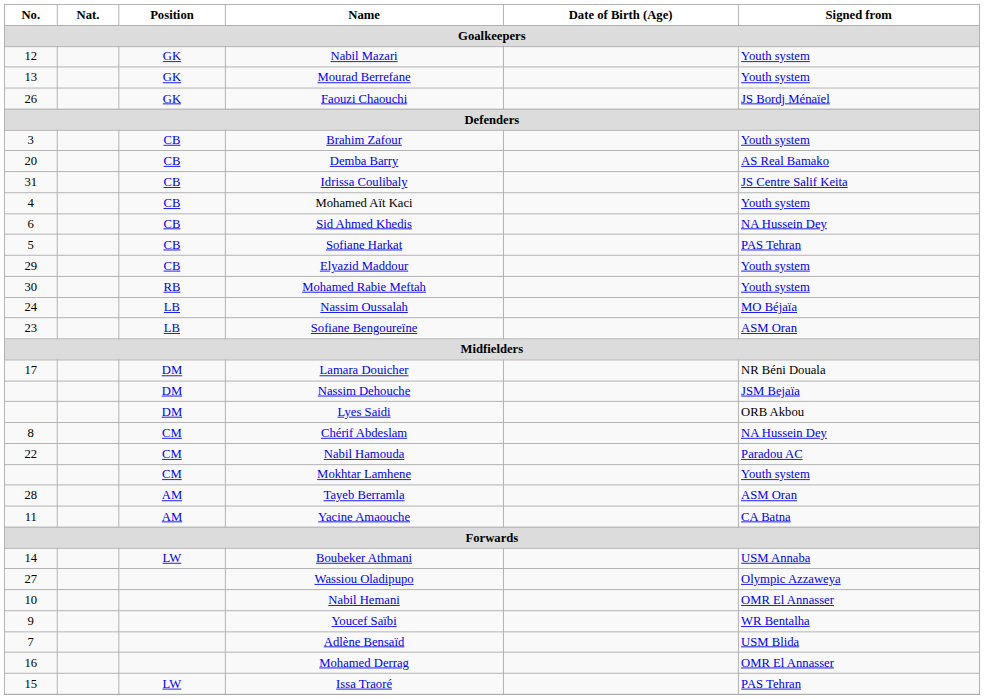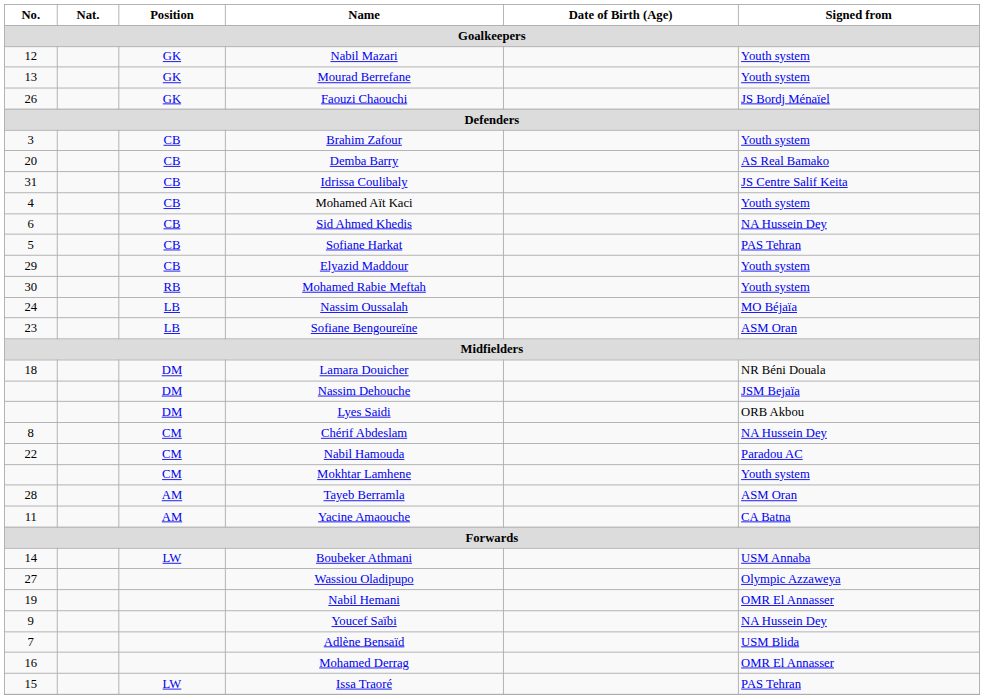(31, 370) 17 -> (31, 370) 18
(31, 600) 10 -> (31, 600) 19
(775, 621) WR Bentalha -> (784, 621) NA Hussein Dey
